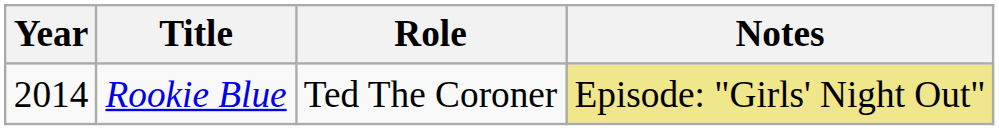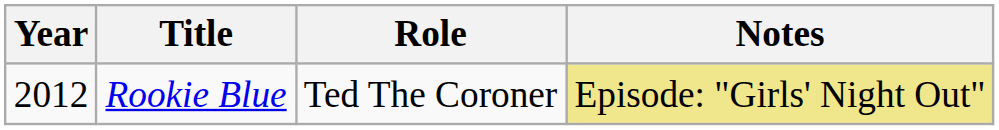(51, 93) 2014 -> (51, 93) 2012
